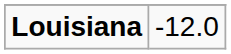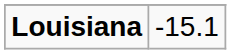(187, 26) -12.0 -> (187, 26) -15.1
